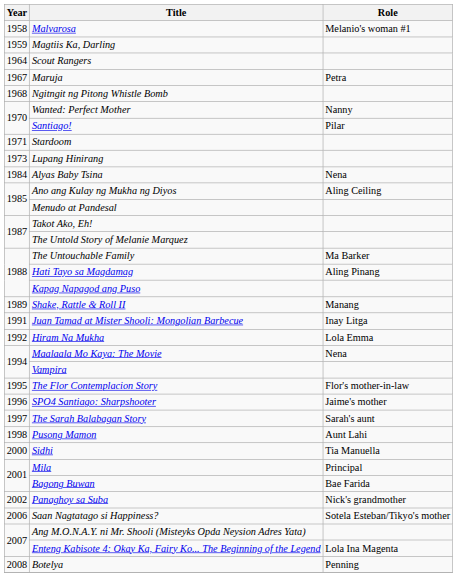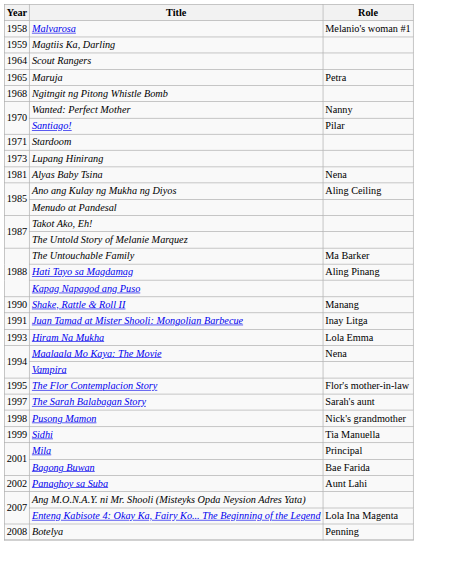(17, 77) 1967 -> (17, 77) 1965
(17, 175) 1984 -> (17, 175) 1981
(17, 304) 1989 -> (17, 304) 1990
(17, 337) 1992 -> (17, 337) 1993
- row: (94, 402)
(346, 434) Aunt Lahi -> (366, 418) Nick's grandmother
(17, 451) 2000 -> (17, 434) 1999
(366, 499) Nick's grandmother -> (346, 483) Aunt Lahi
- row: (95, 516)
